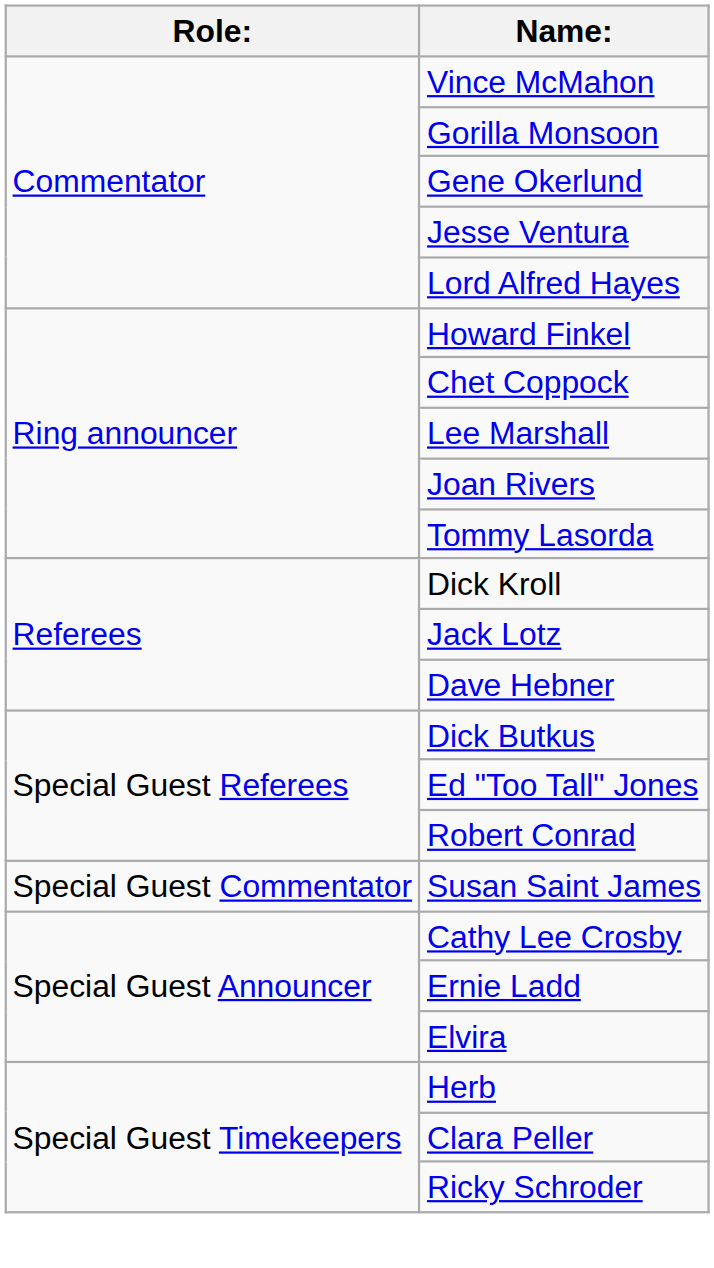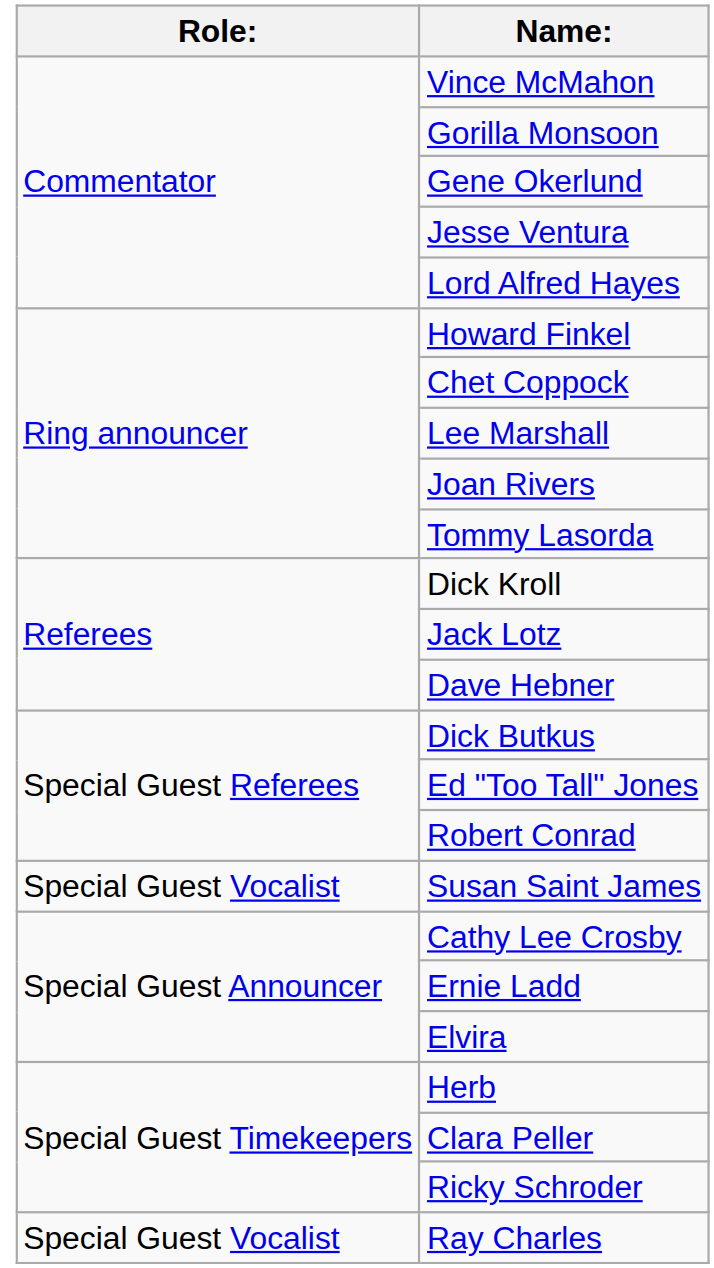(212, 886) Special Guest Commentator -> (181, 886) Special Guest Vocalist
+ row: (515, 1238)
